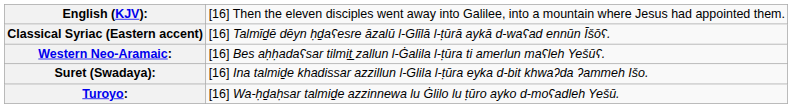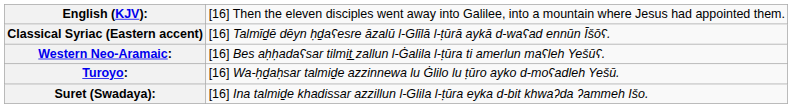rows swapped: (105, 93) <-> (105, 73)
